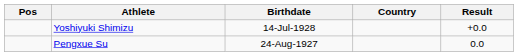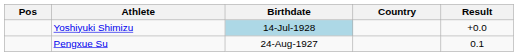(289, 28) no background -> (289, 28) lightblue background
(477, 43) 0.0 -> (477, 43) 0.1
